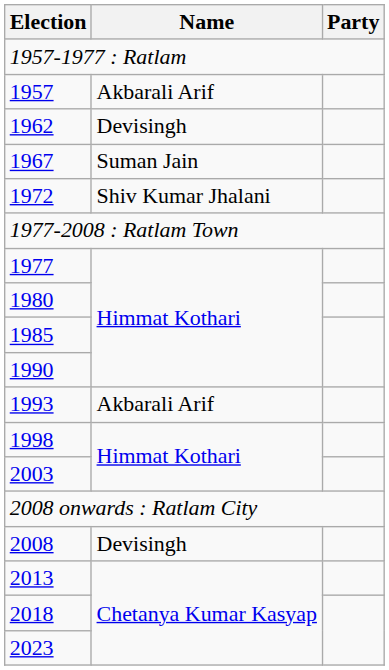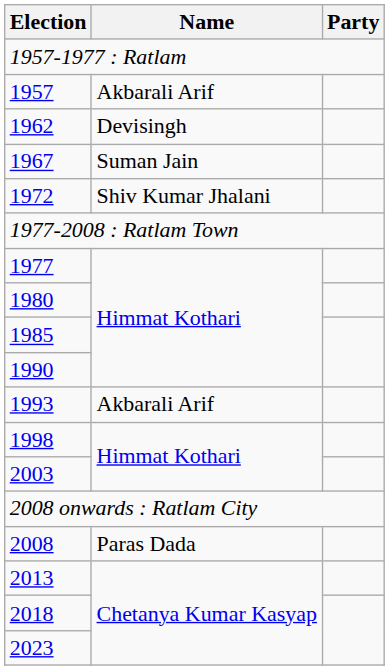(142, 543) Devisingh -> (146, 543) Paras Dada
